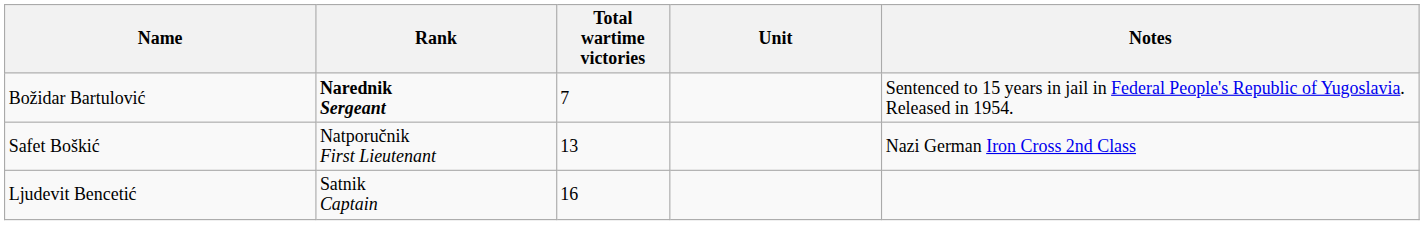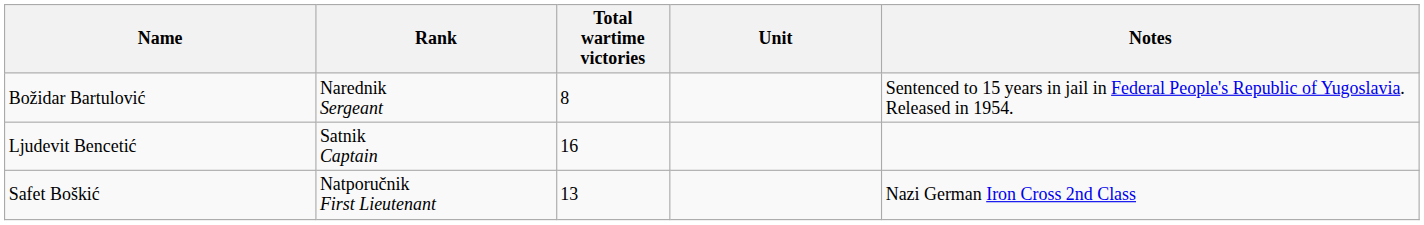(356, 97) bold -> (353, 97) normal
(565, 97) 7 -> (565, 97) 8
rows swapped: (73, 194) <-> (54, 146)
